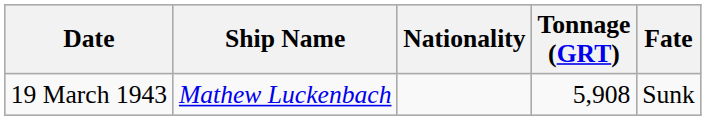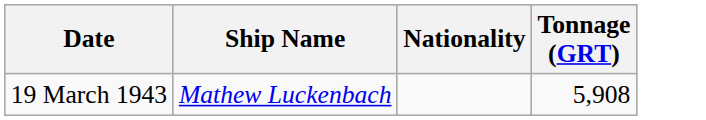- column: (669, 39)
